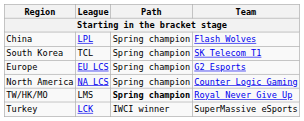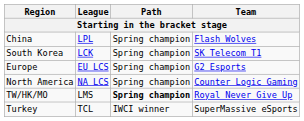(85, 53) TCL -> (85, 53) LCK
(85, 109) LCK -> (85, 109) TCL
